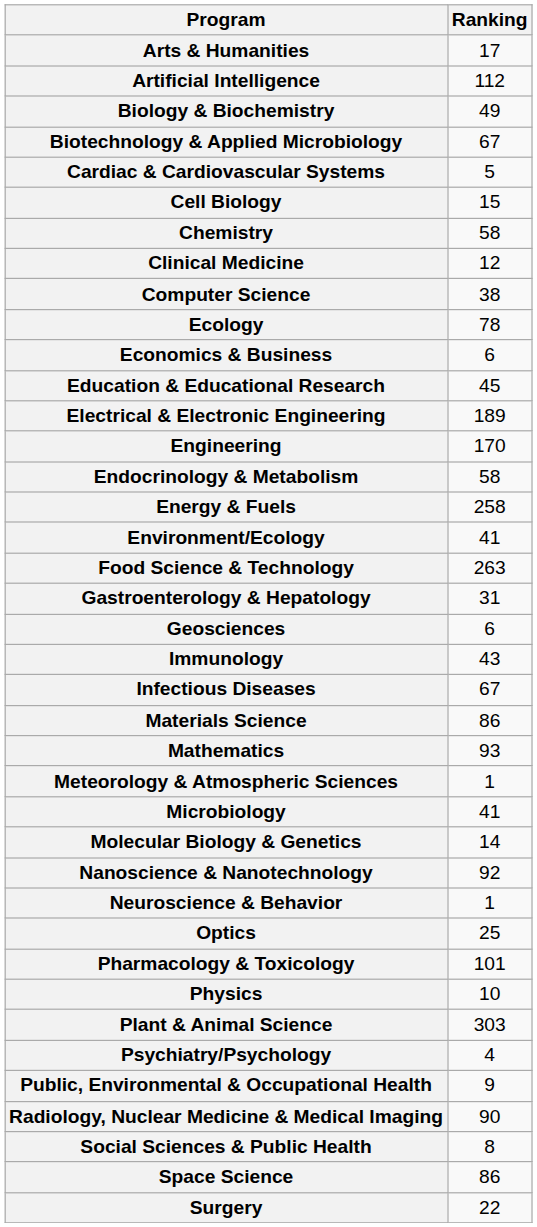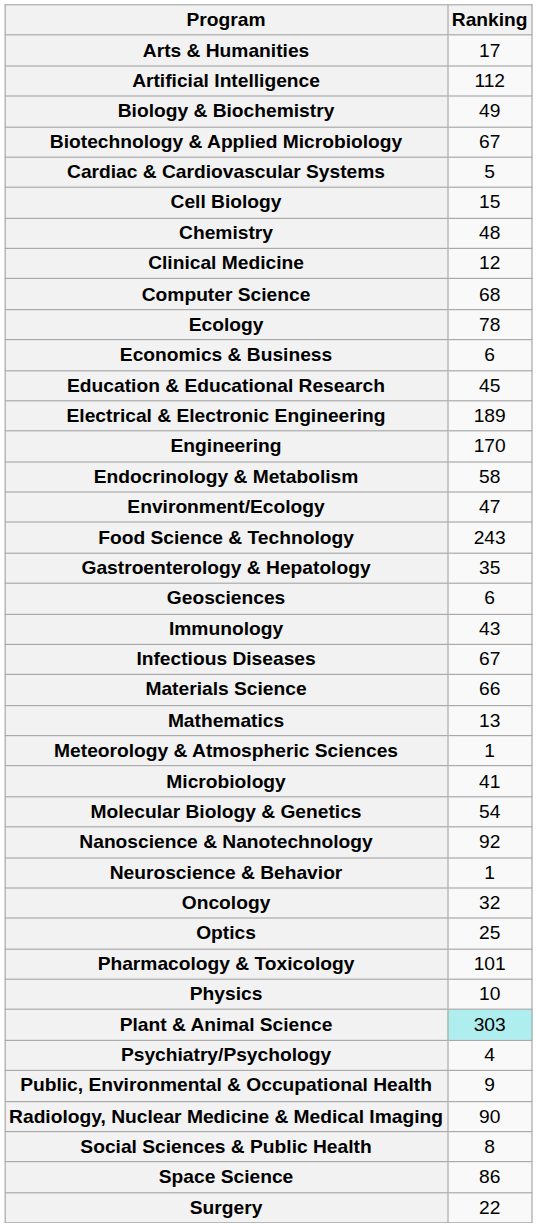(490, 233) 58 -> (490, 233) 48
(490, 293) 38 -> (490, 293) 68
- row: (226, 507)
(490, 537) 41 -> (490, 507) 47
(490, 568) 263 -> (490, 537) 243
(490, 598) 31 -> (490, 568) 35
(490, 720) 86 -> (490, 689) 66
(490, 750) 93 -> (490, 720) 13
(490, 842) 14 -> (490, 811) 54
+ row: (226, 902)
(490, 1024) no background -> (490, 1024) paleturquoise background
